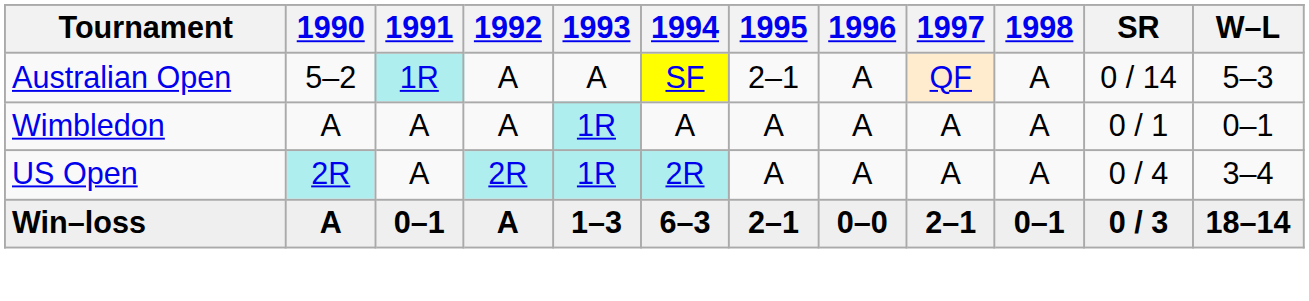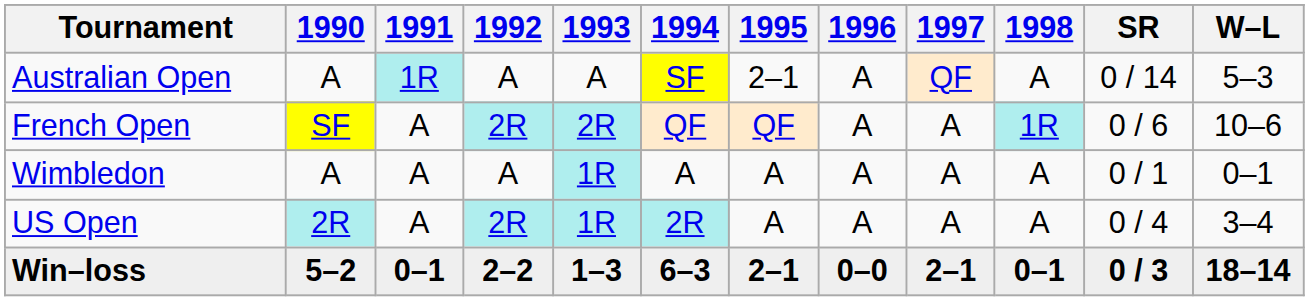(331, 77) 5–2 -> (331, 77) A
+ row: (101, 125)
(331, 222) A -> (331, 271) 5–2
(508, 222) A -> (508, 271) 2–2
